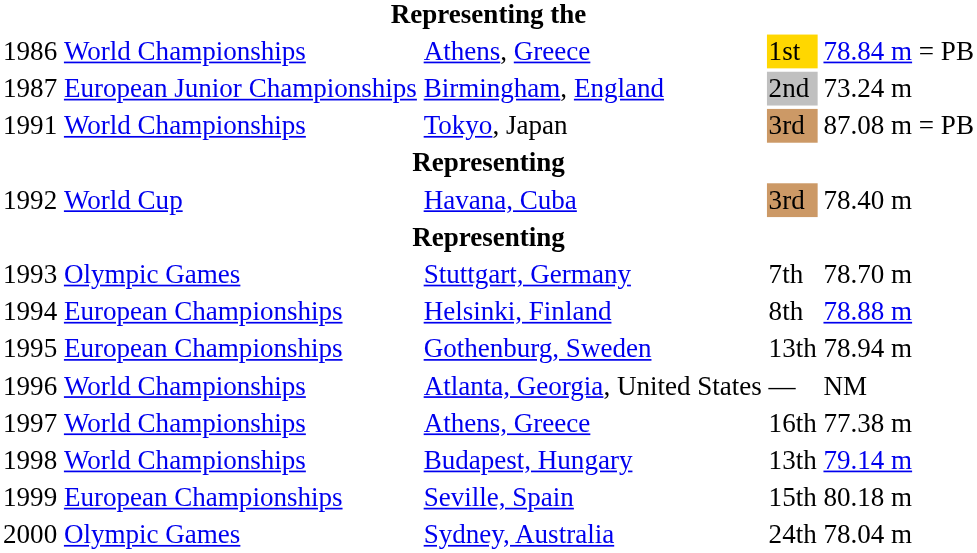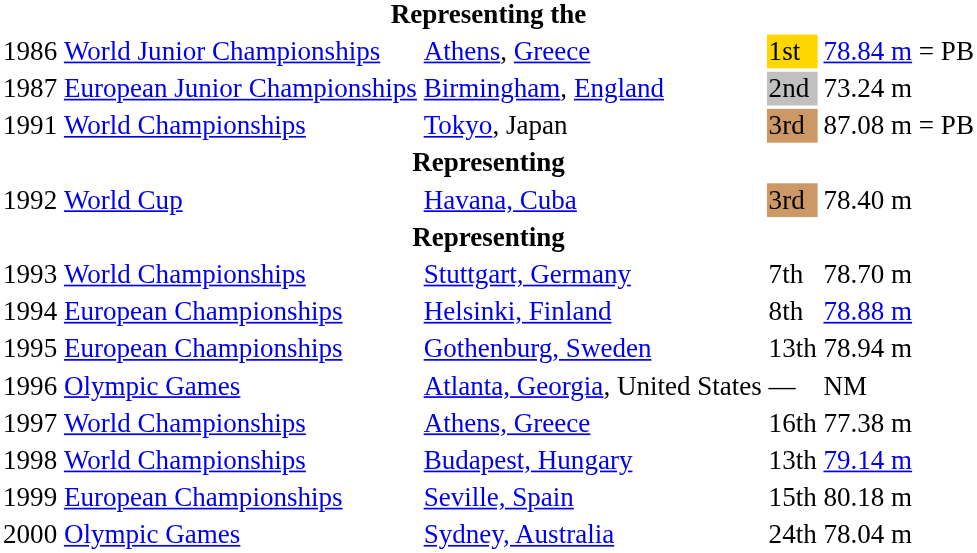(185, 51) World Championships -> (222, 51) World Junior Championships
(152, 274) Olympic Games -> (185, 274) World Championships
(185, 385) World Championships -> (152, 385) Olympic Games
